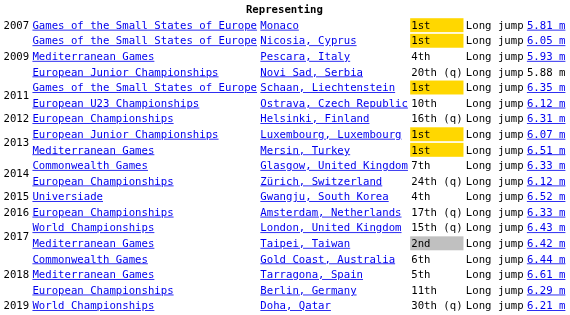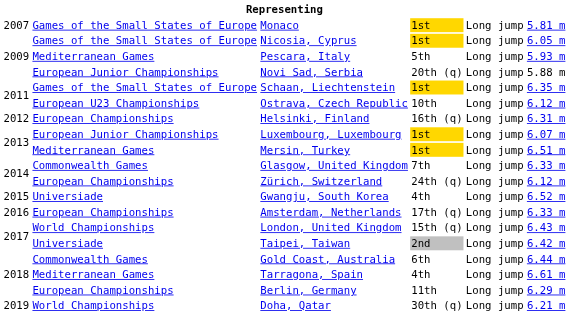(421, 56) 4th -> (421, 56) 5th
(93, 243) Mediterranean Games -> (68, 243) Universiade
(421, 274) 5th -> (421, 274) 4th
